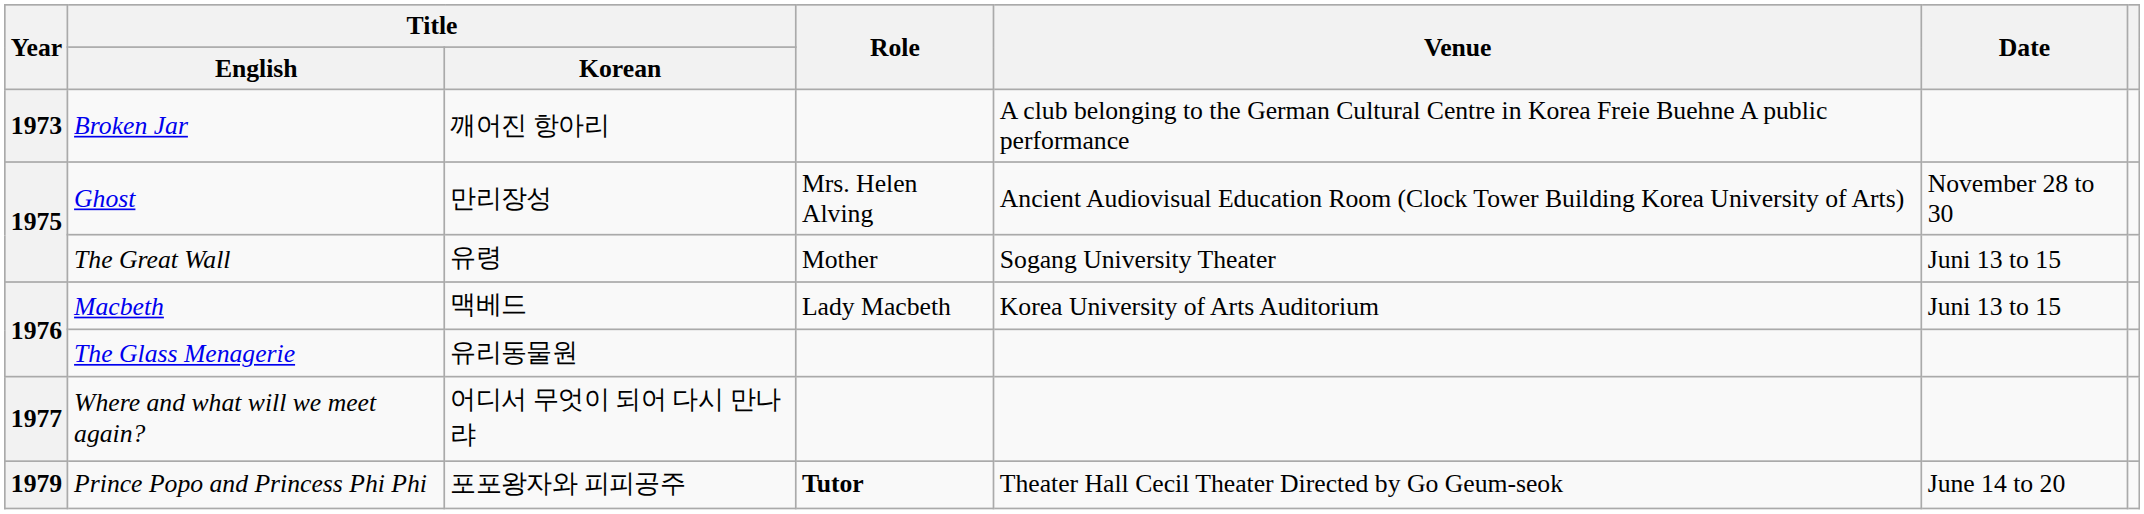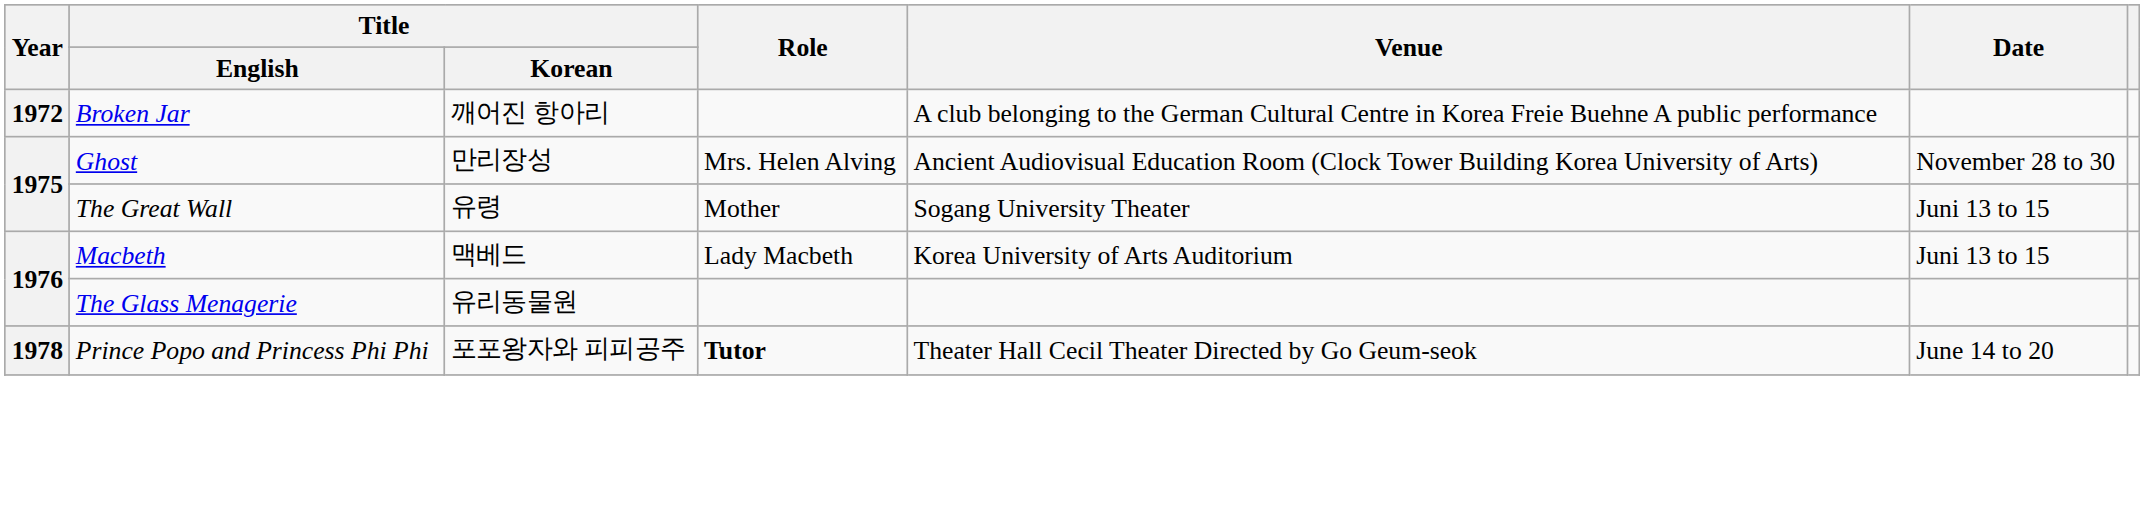(36, 125) 1973 -> (37, 112) 1972
- row: (225, 418)
(36, 483) 1979 -> (37, 350) 1978
